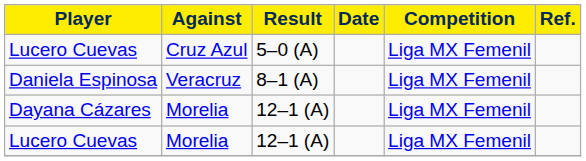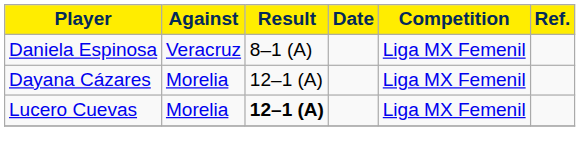- row: (73, 49)
(293, 140) normal -> (287, 110) bold
